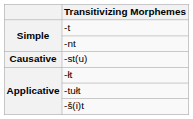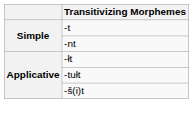- row: (76, 59)
